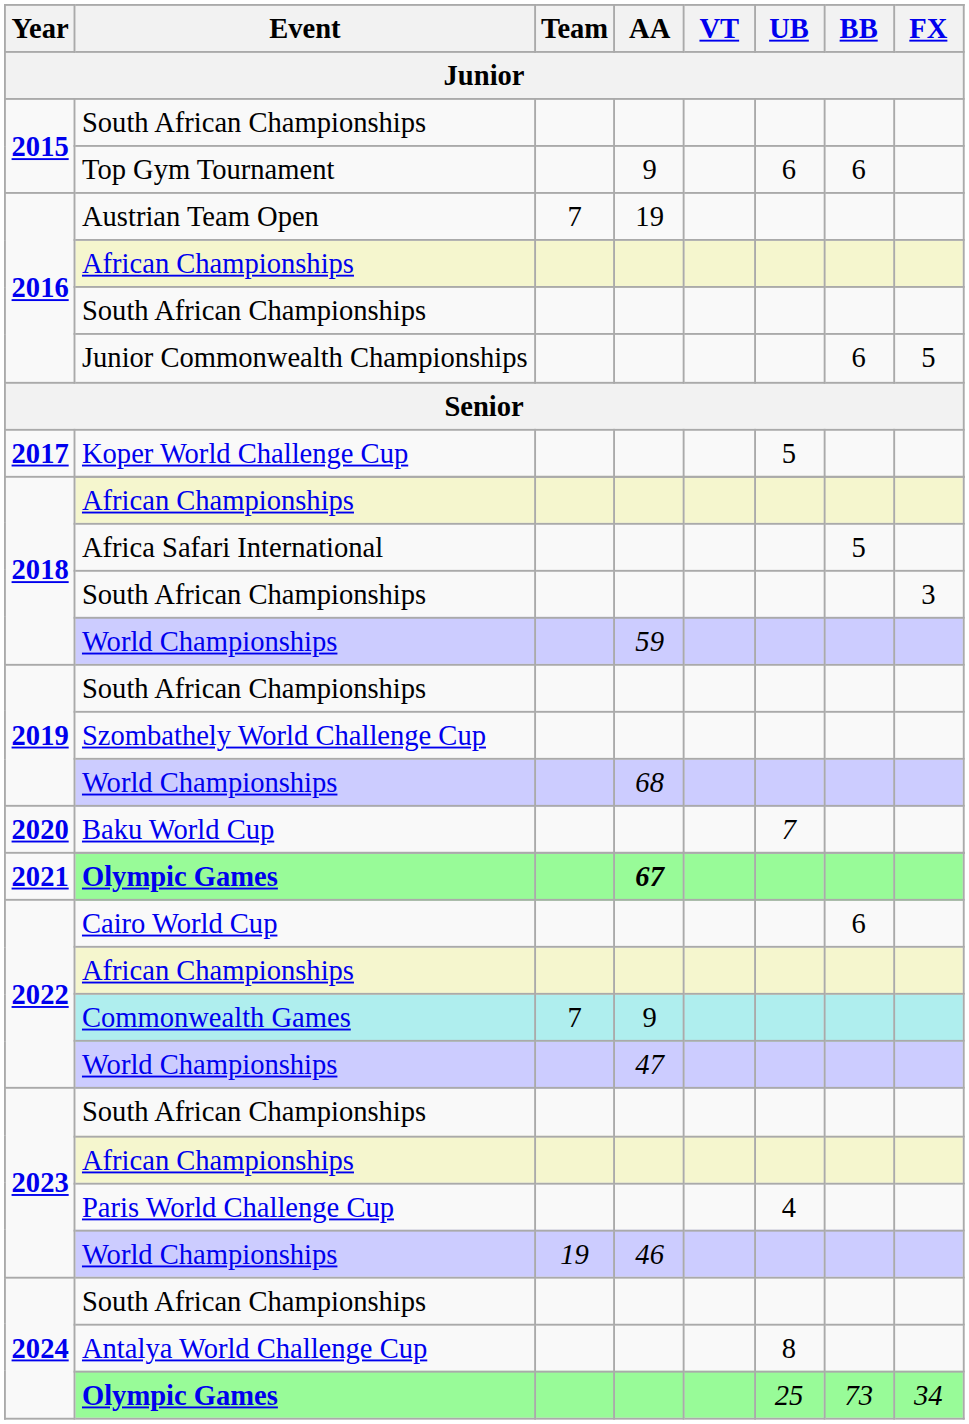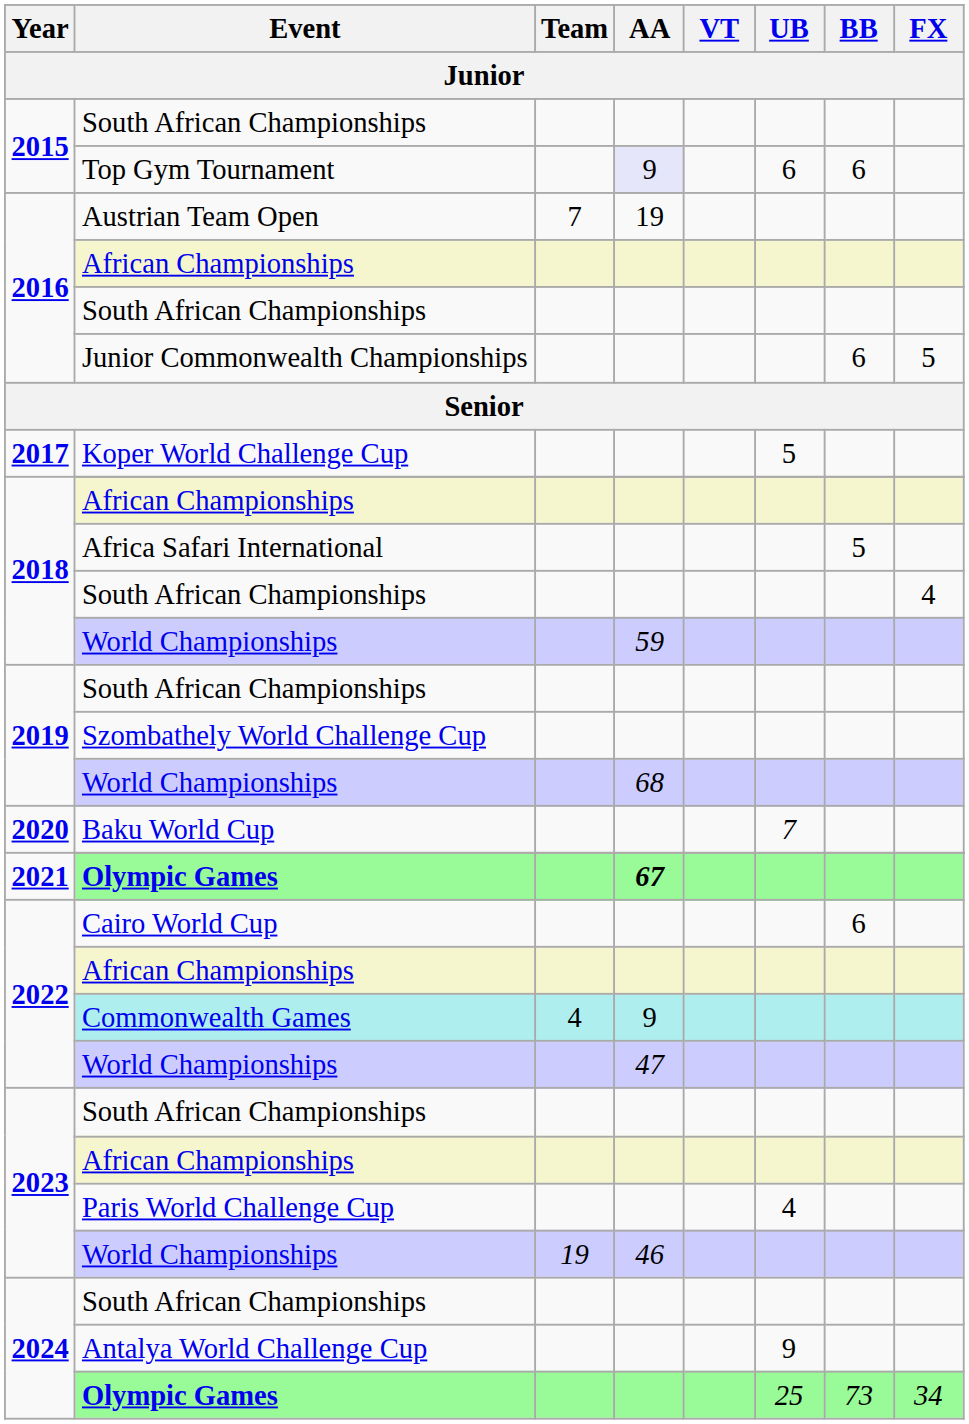(650, 169) no background -> (650, 169) lavender background
(928, 593) 3 -> (928, 593) 4
(575, 1017) 7 -> (575, 1017) 4
(789, 1347) 8 -> (789, 1347) 9
